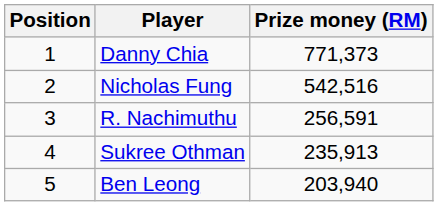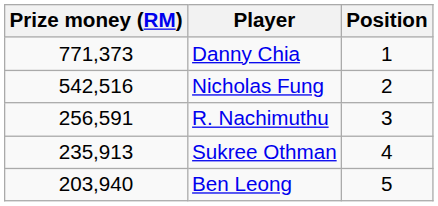columns swapped: (50, 20) <-> (341, 20)
